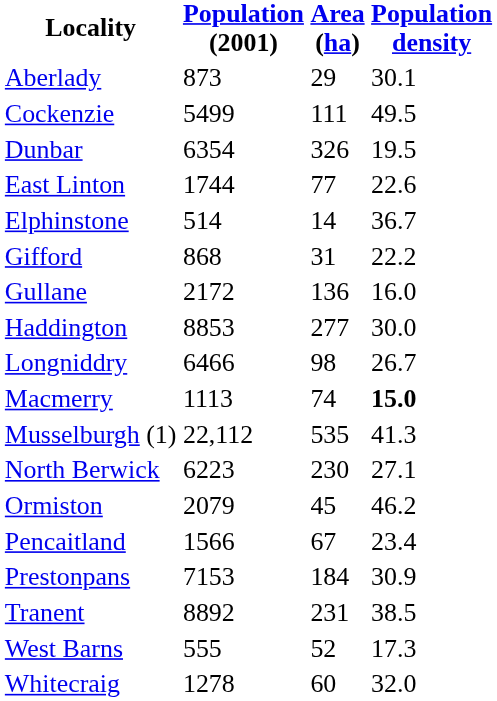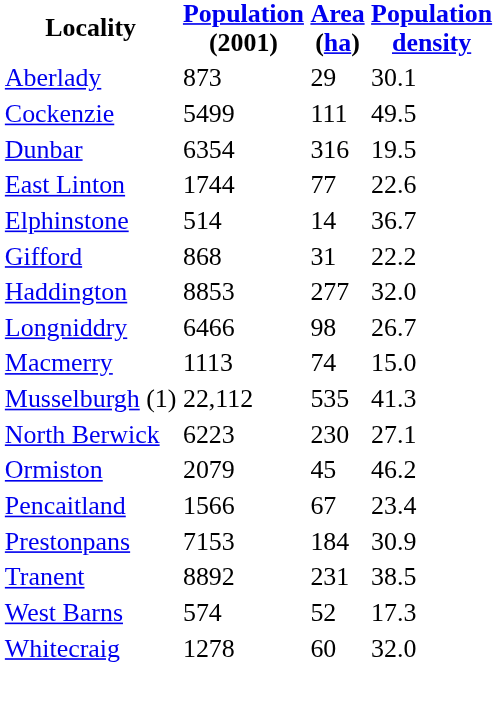(330, 149) 326 -> (330, 149) 316
- row: (46, 291)
(394, 327) 30.0 -> (394, 291) 32.0
(394, 398) bold -> (394, 363) normal
(202, 648) 555 -> (202, 612) 574
